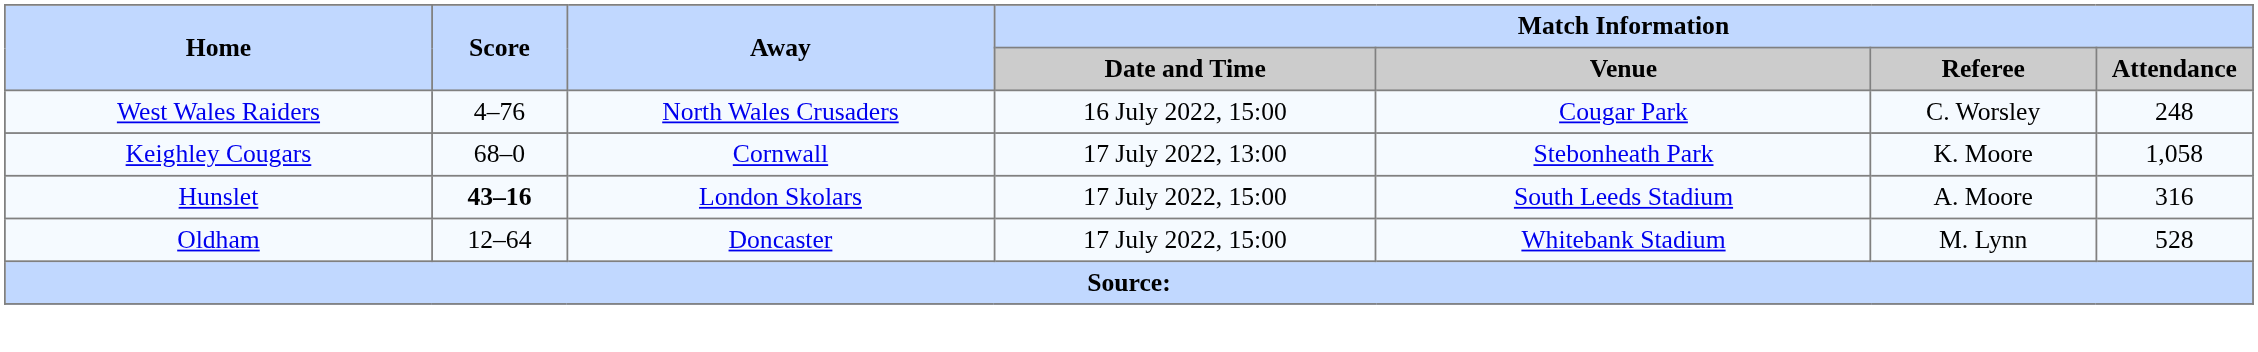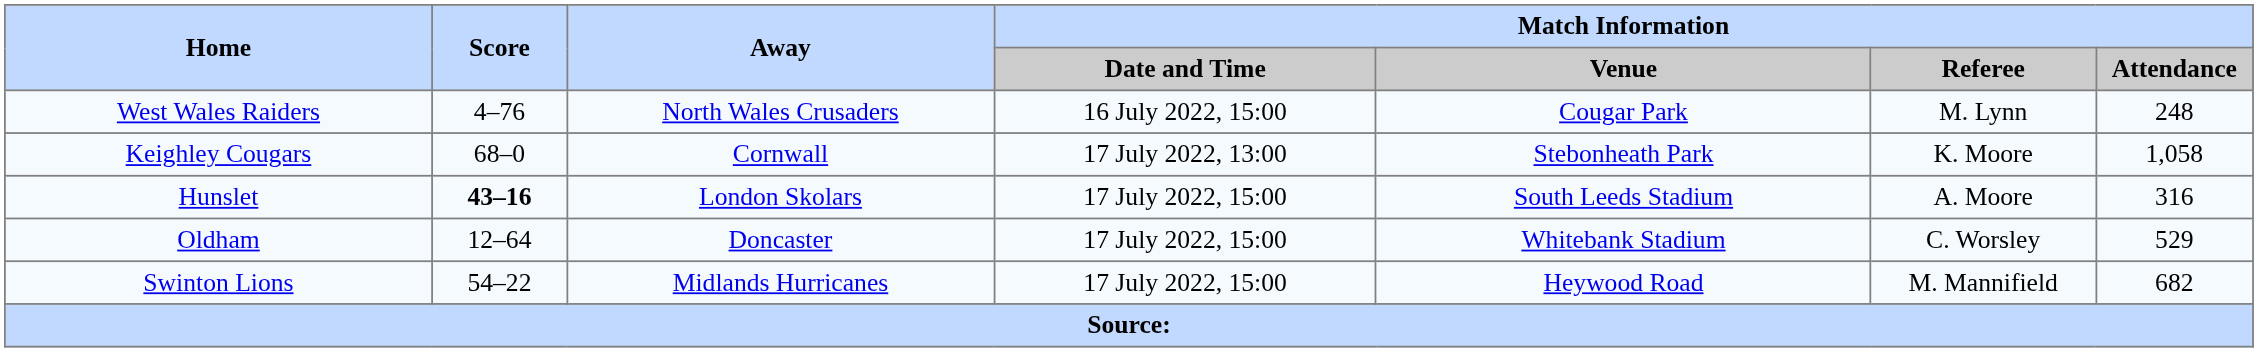(1983, 111) C. Worsley -> (1983, 111) M. Lynn
(1983, 239) M. Lynn -> (1983, 239) C. Worsley
(2174, 239) 528 -> (2174, 239) 529
+ row: (218, 282)
